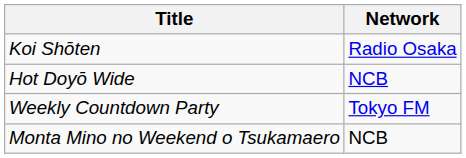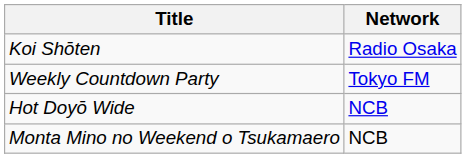rows swapped: (72, 78) <-> (114, 108)
